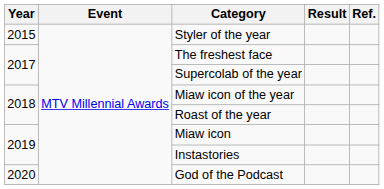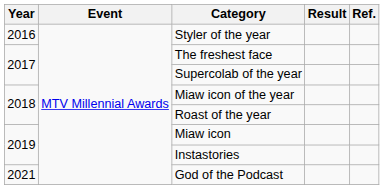(21, 34) 2015 -> (21, 34) 2016
(21, 174) 2020 -> (21, 174) 2021
